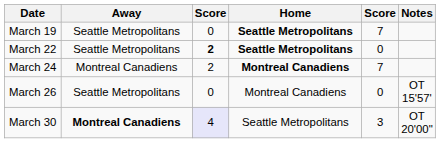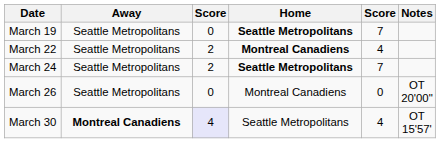(211, 49) bold -> (211, 49) normal
(295, 49) Seattle Metropolitans -> (295, 49) Montreal Canadiens
(380, 49) 0 -> (380, 49) 4
(127, 67) Montreal Canadiens -> (127, 67) Seattle Metropolitans
(295, 67) Montreal Canadiens -> (295, 67) Seattle Metropolitans
(417, 91) OT 15'57' -> (417, 91) OT 20'00"
(380, 122) 3 -> (380, 122) 4
(417, 122) OT 20'00" -> (417, 122) OT 15'57'
